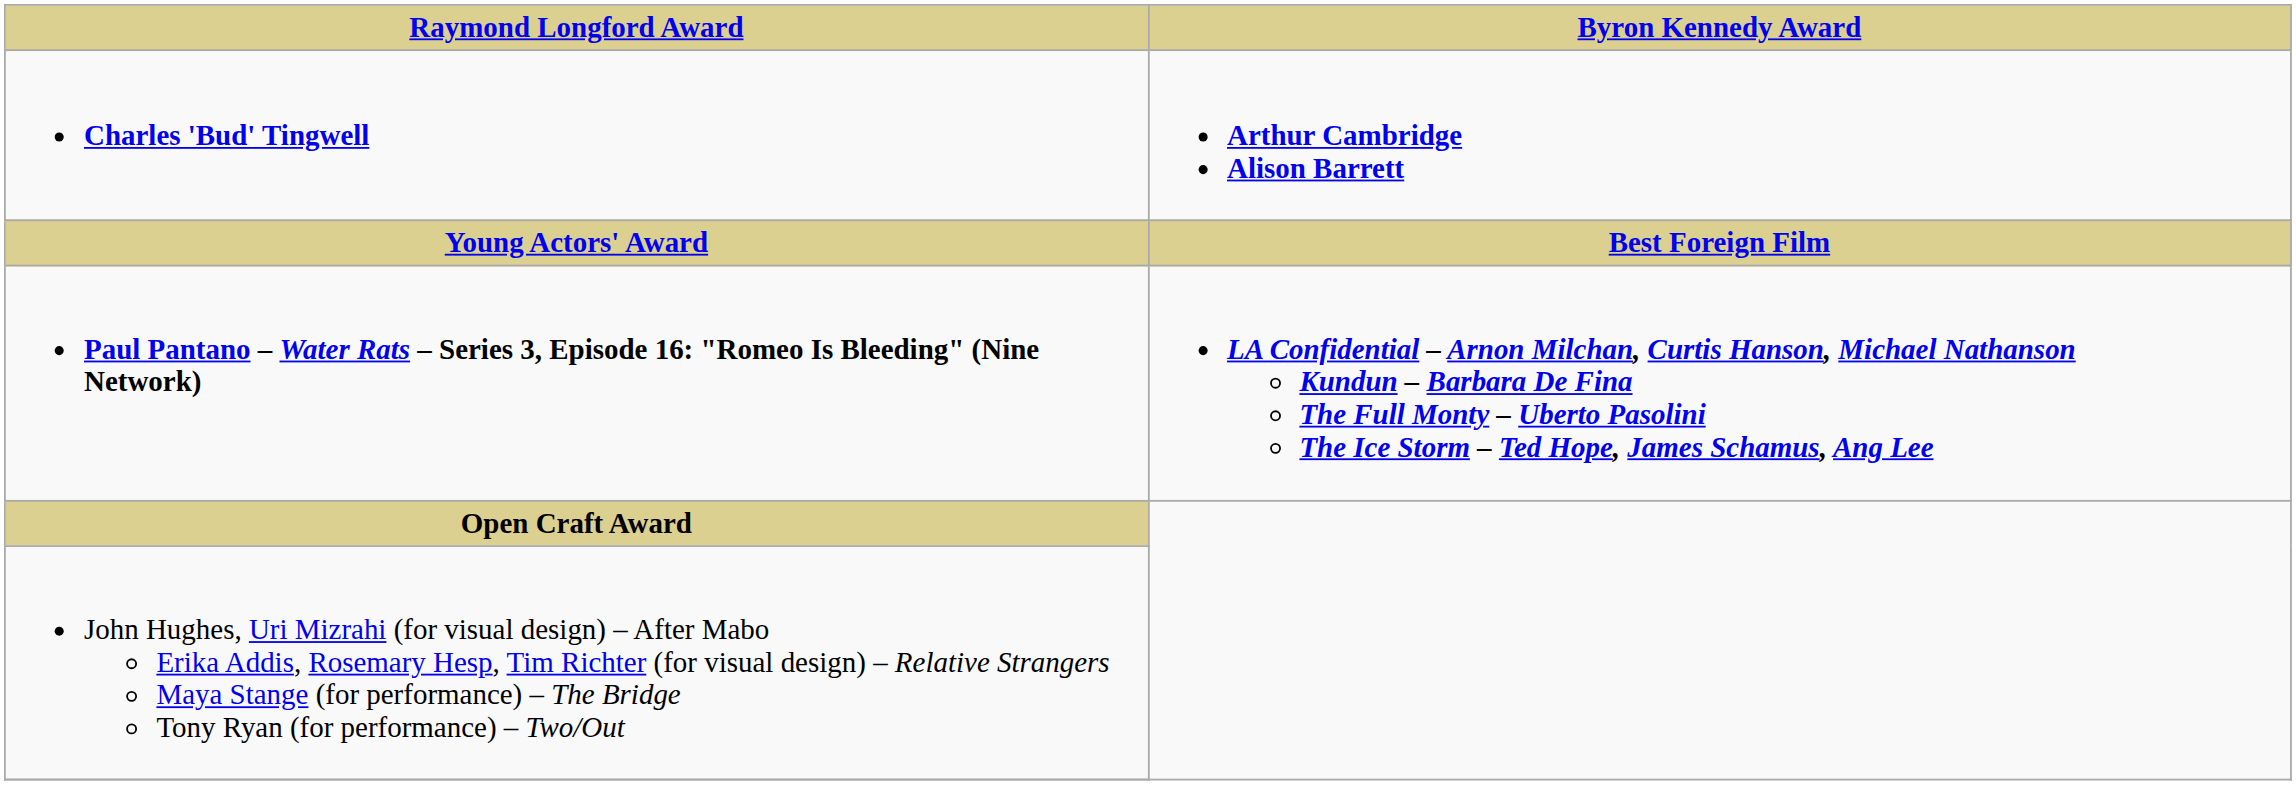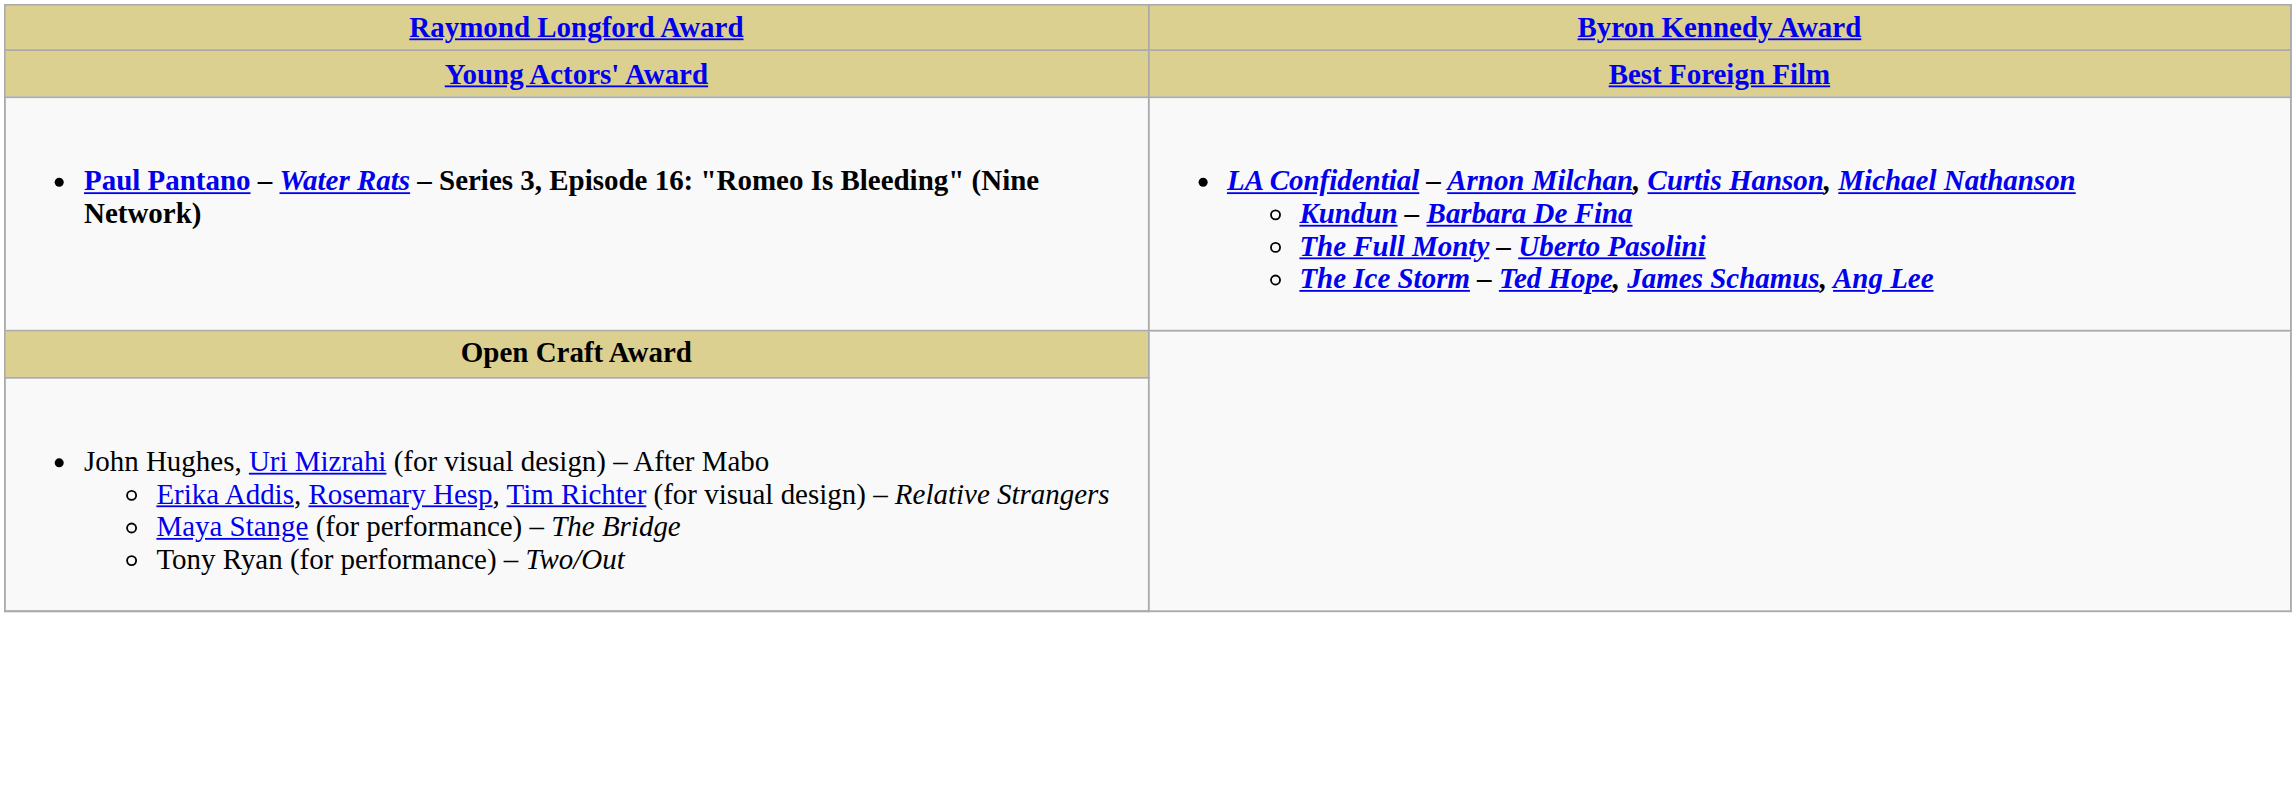- row: (576, 135)
